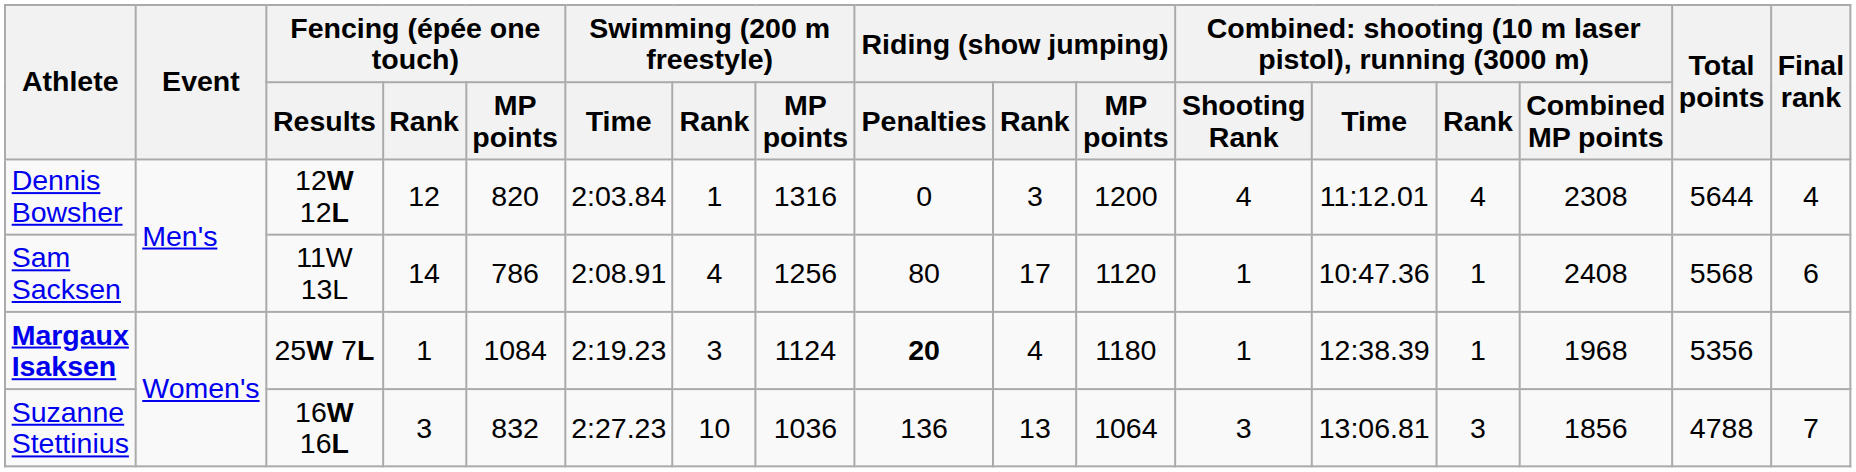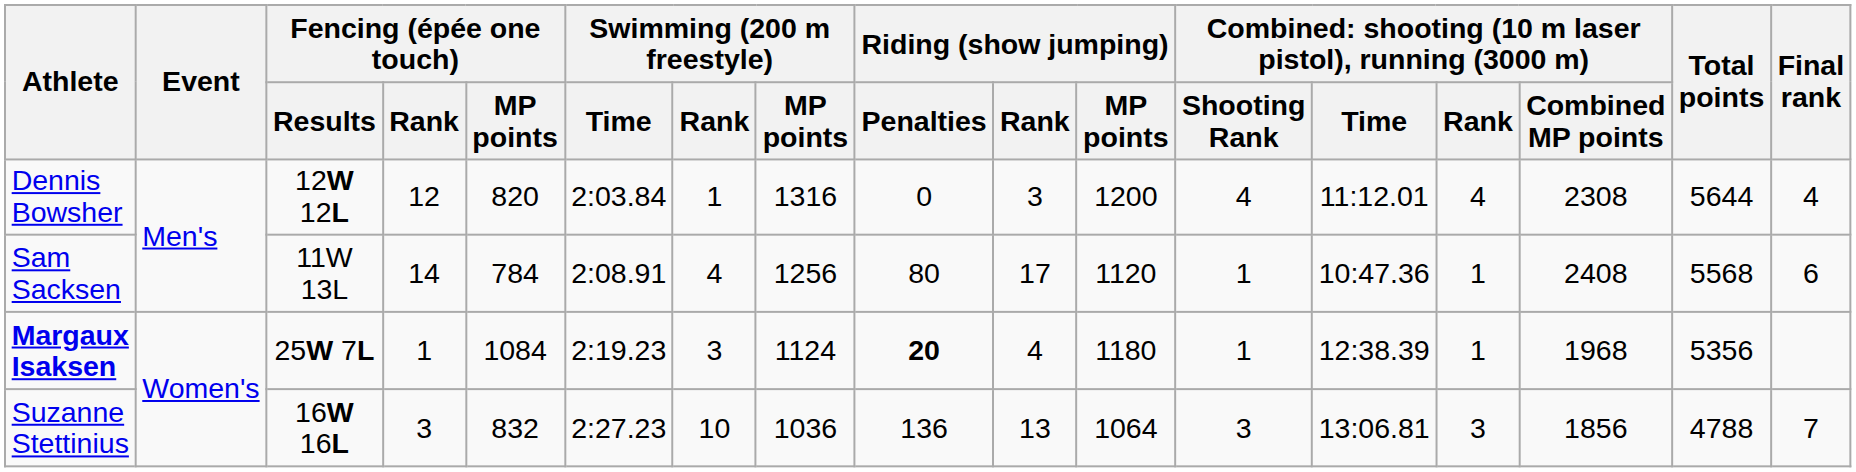(515, 274) 786 -> (515, 274) 784
